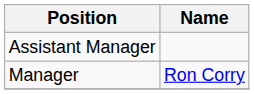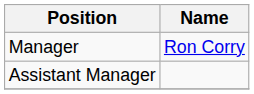rows swapped: (44, 74) <-> (82, 46)
